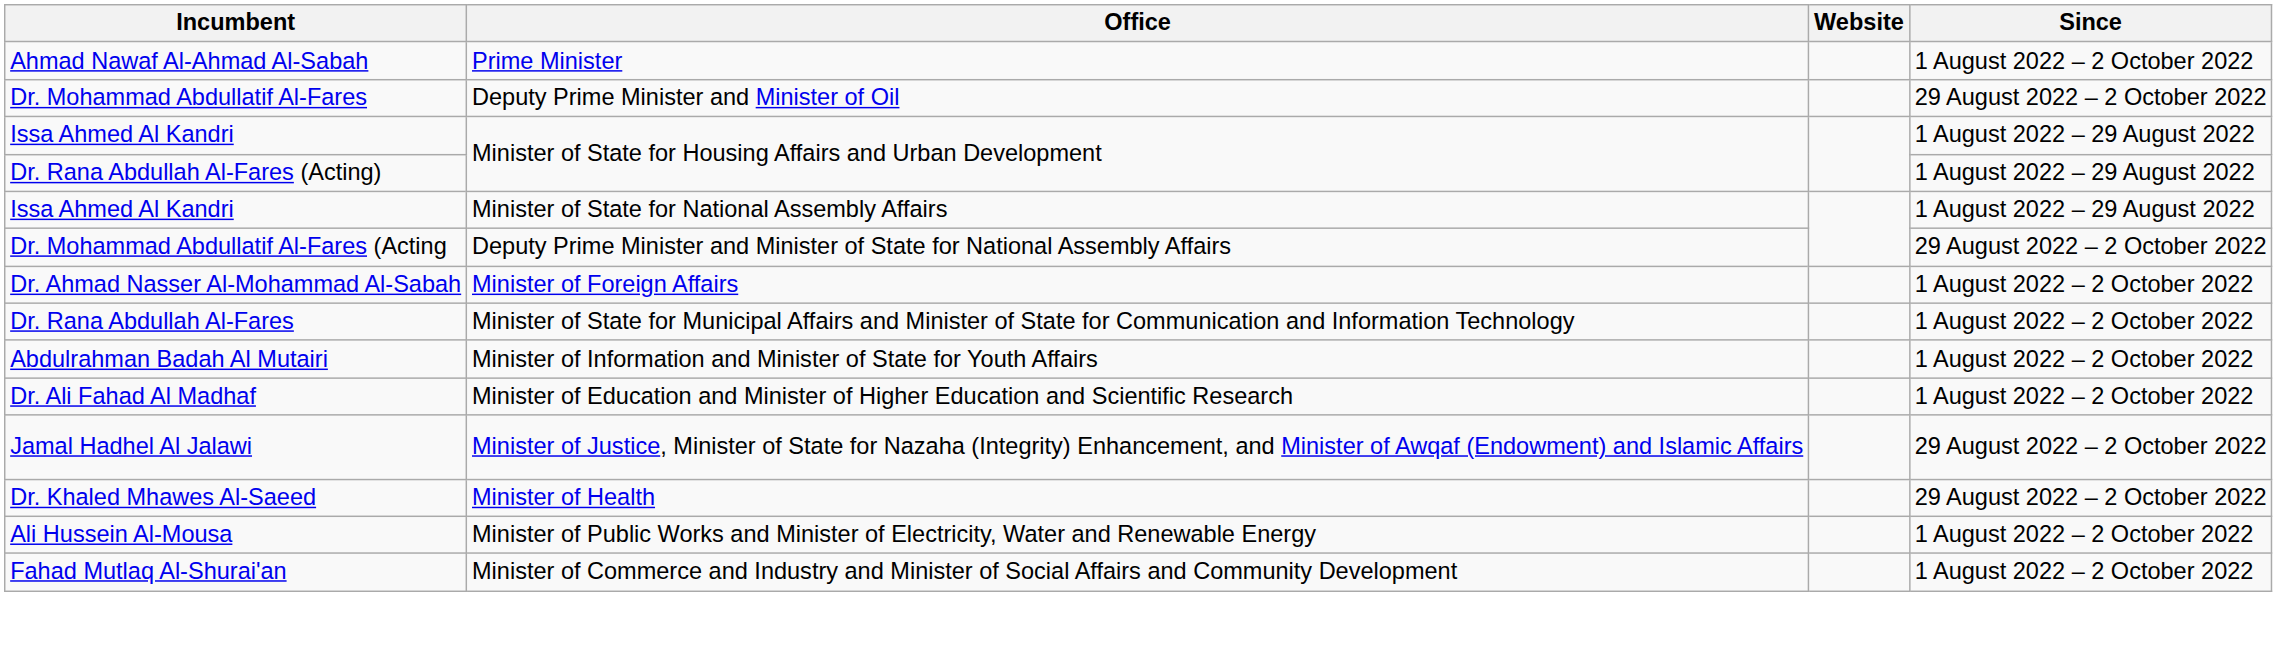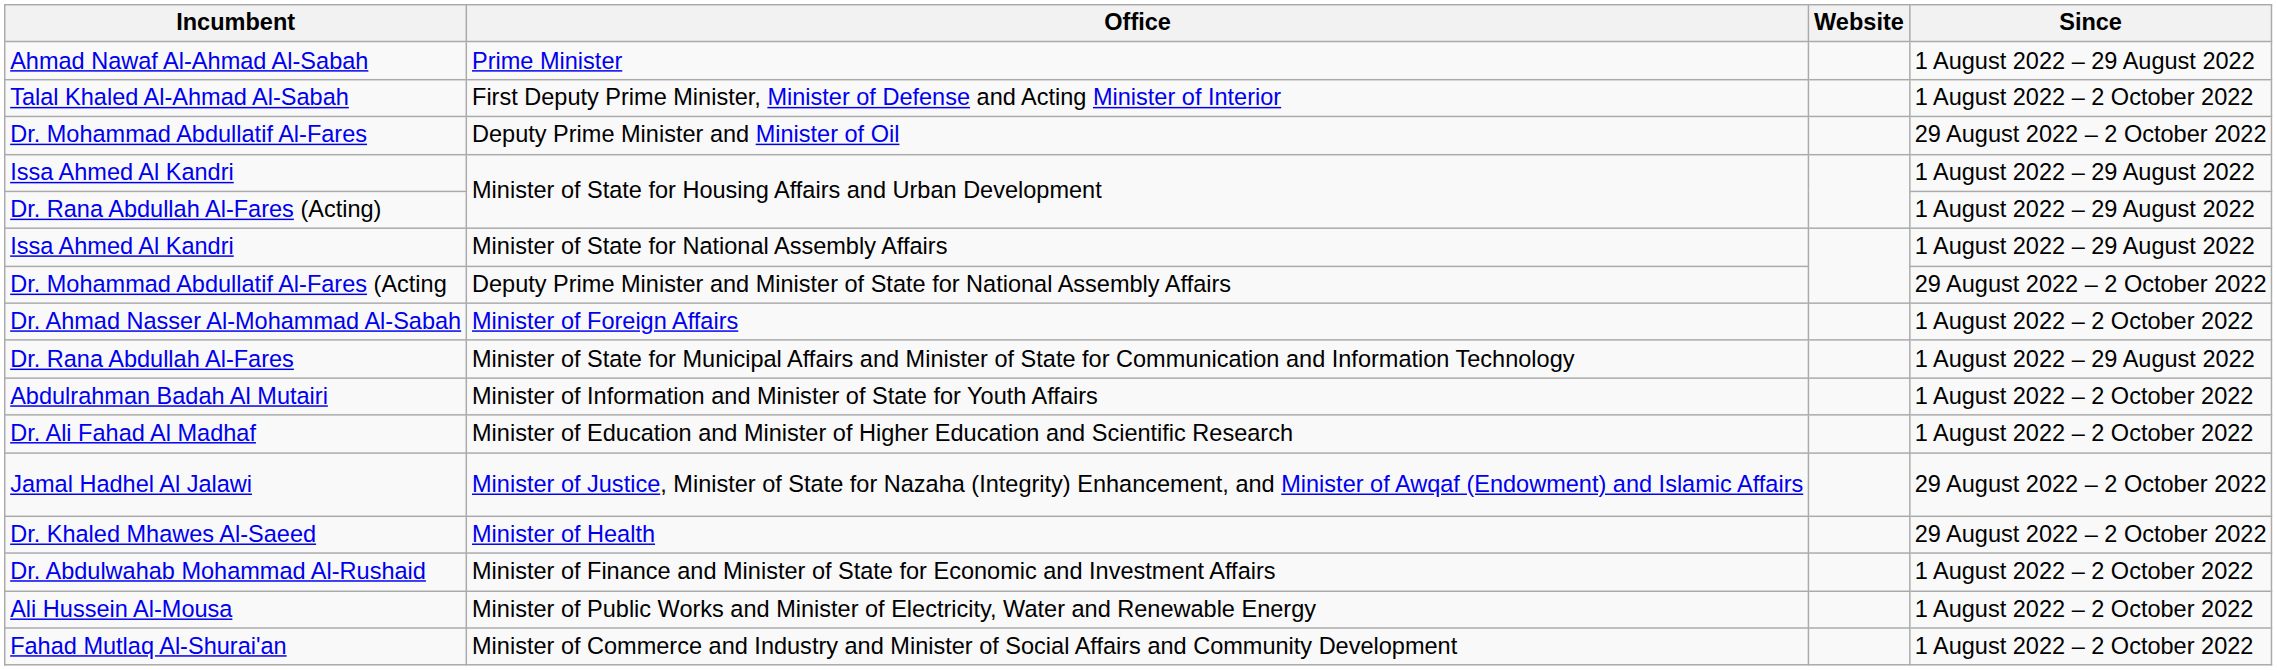(2084, 60) 1 August 2022 – 2 October 2022 -> (2085, 60) 1 August 2022 – 29 August 2022
+ row: (179, 97)
(2084, 321) 1 August 2022 – 2 October 2022 -> (2085, 358) 1 August 2022 – 29 August 2022
+ row: (218, 571)
